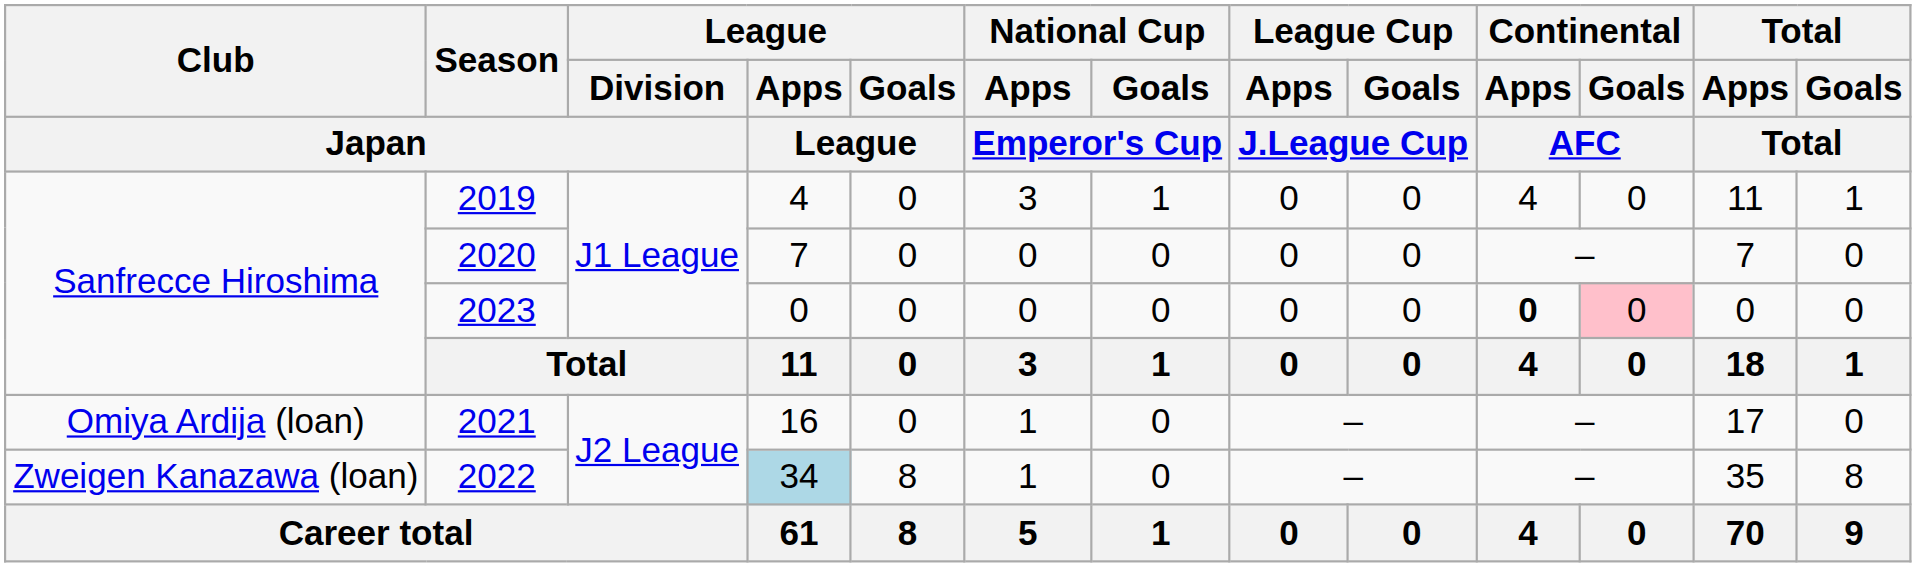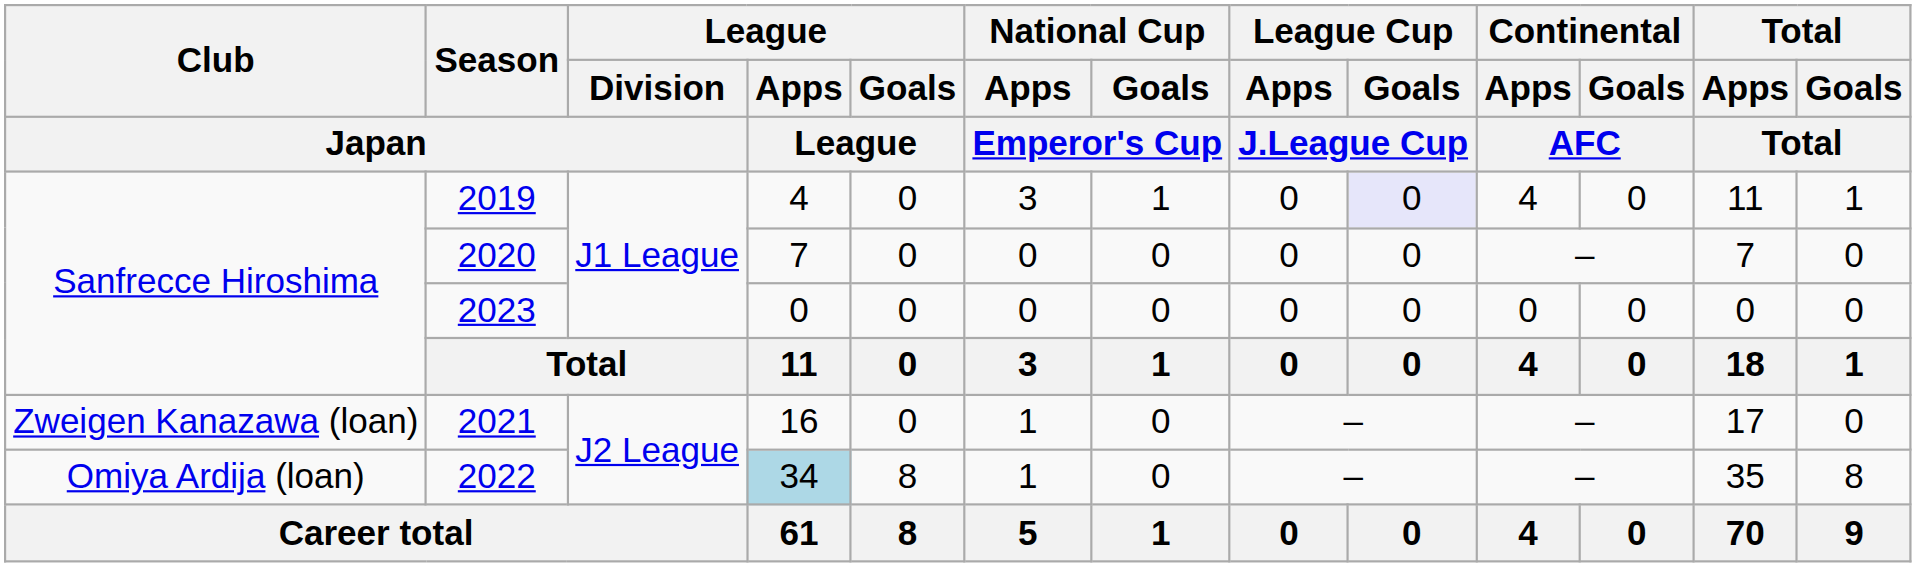(1412, 198) no background -> (1412, 198) lavender background
(1528, 310) bold -> (1528, 310) normal
(1637, 310) pink background -> (1637, 310) no background
(216, 421) Omiya Ardija (loan) -> (216, 421) Zweigen Kanazawa (loan)
(216, 476) Zweigen Kanazawa (loan) -> (216, 476) Omiya Ardija (loan)
